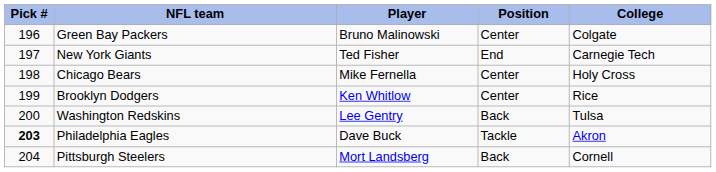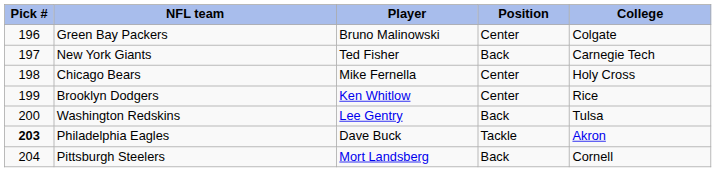(492, 55) End -> (495, 55) Back
